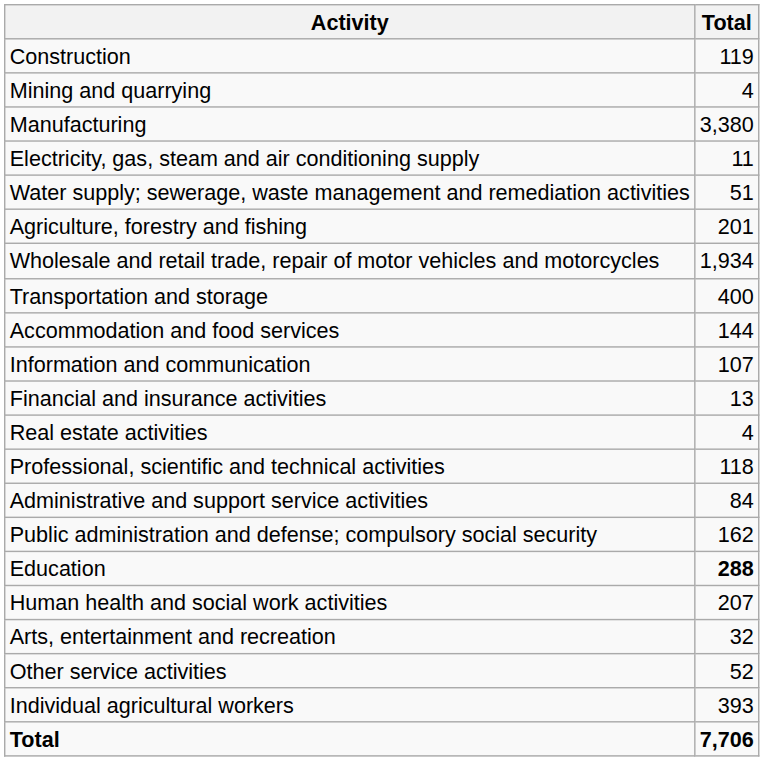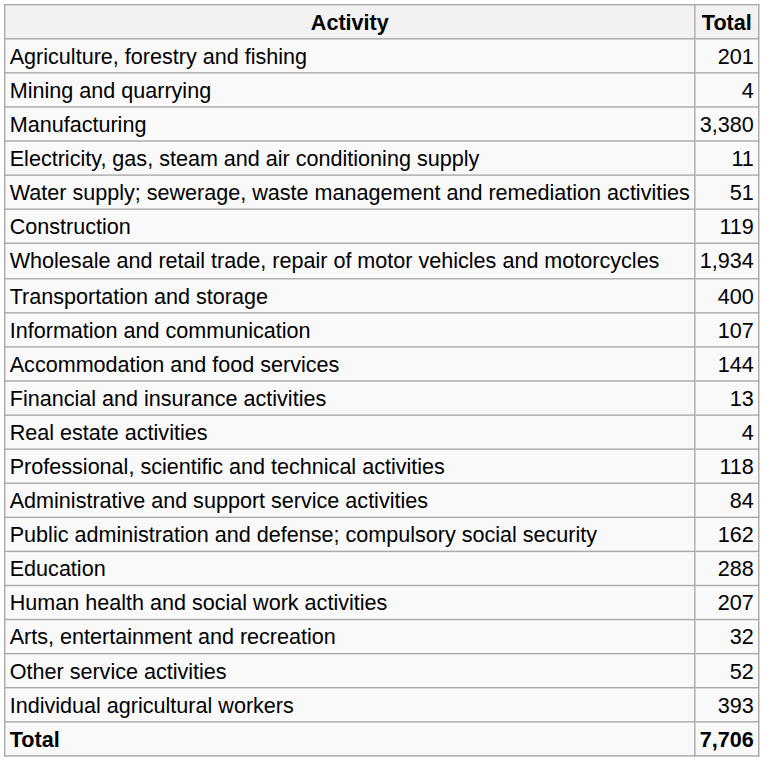rows swapped: (158, 227) <-> (70, 56)
rows swapped: (175, 330) <-> (160, 364)
(736, 569) bold -> (736, 569) normal
